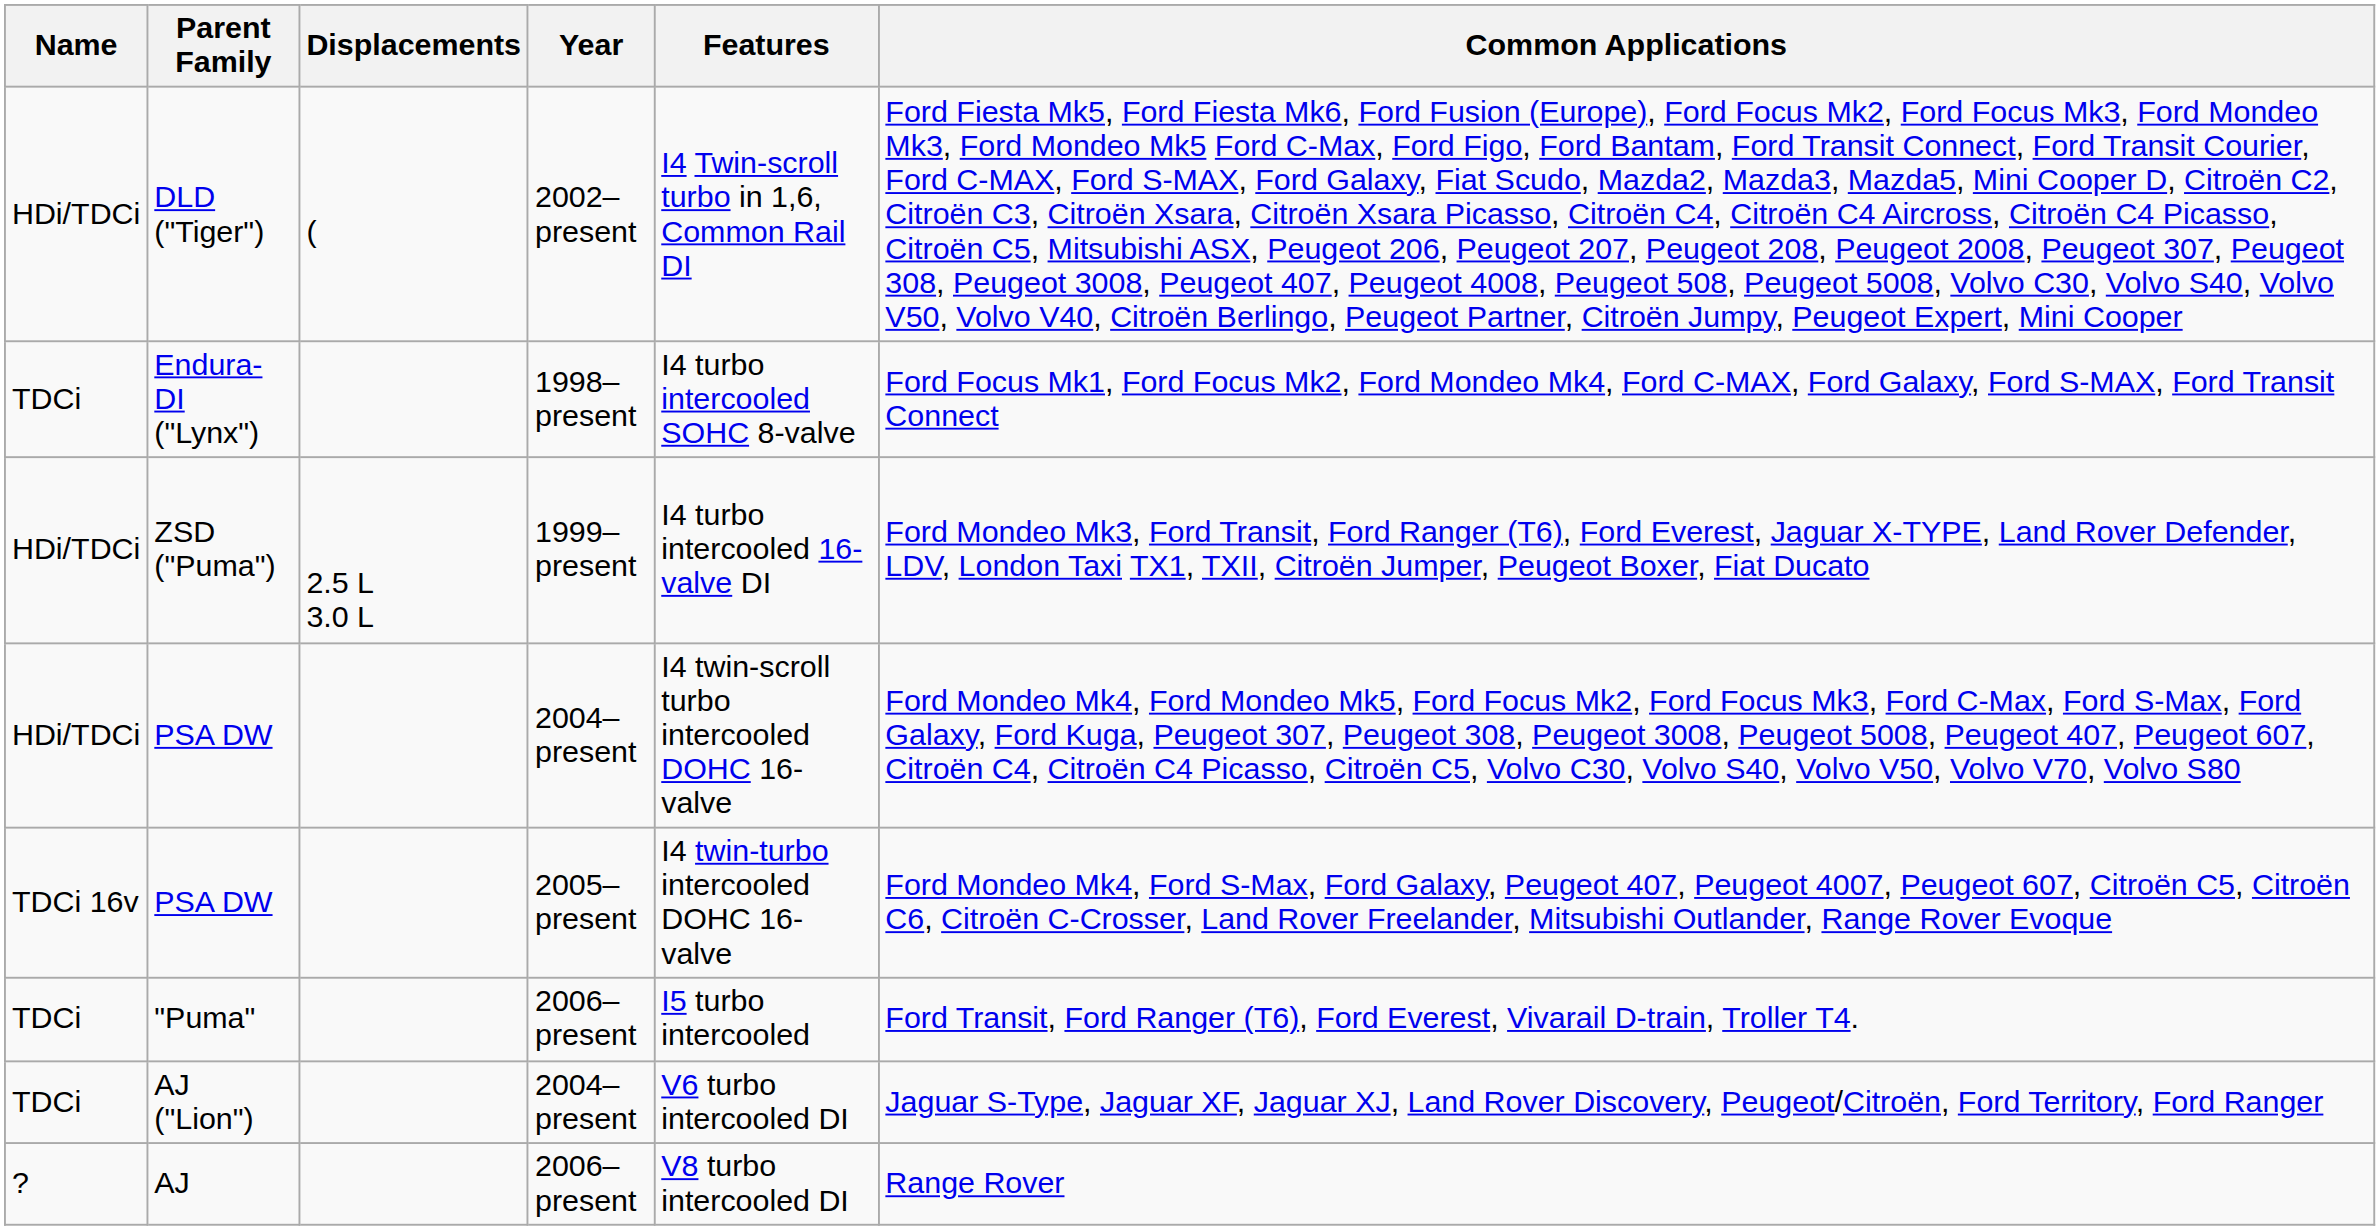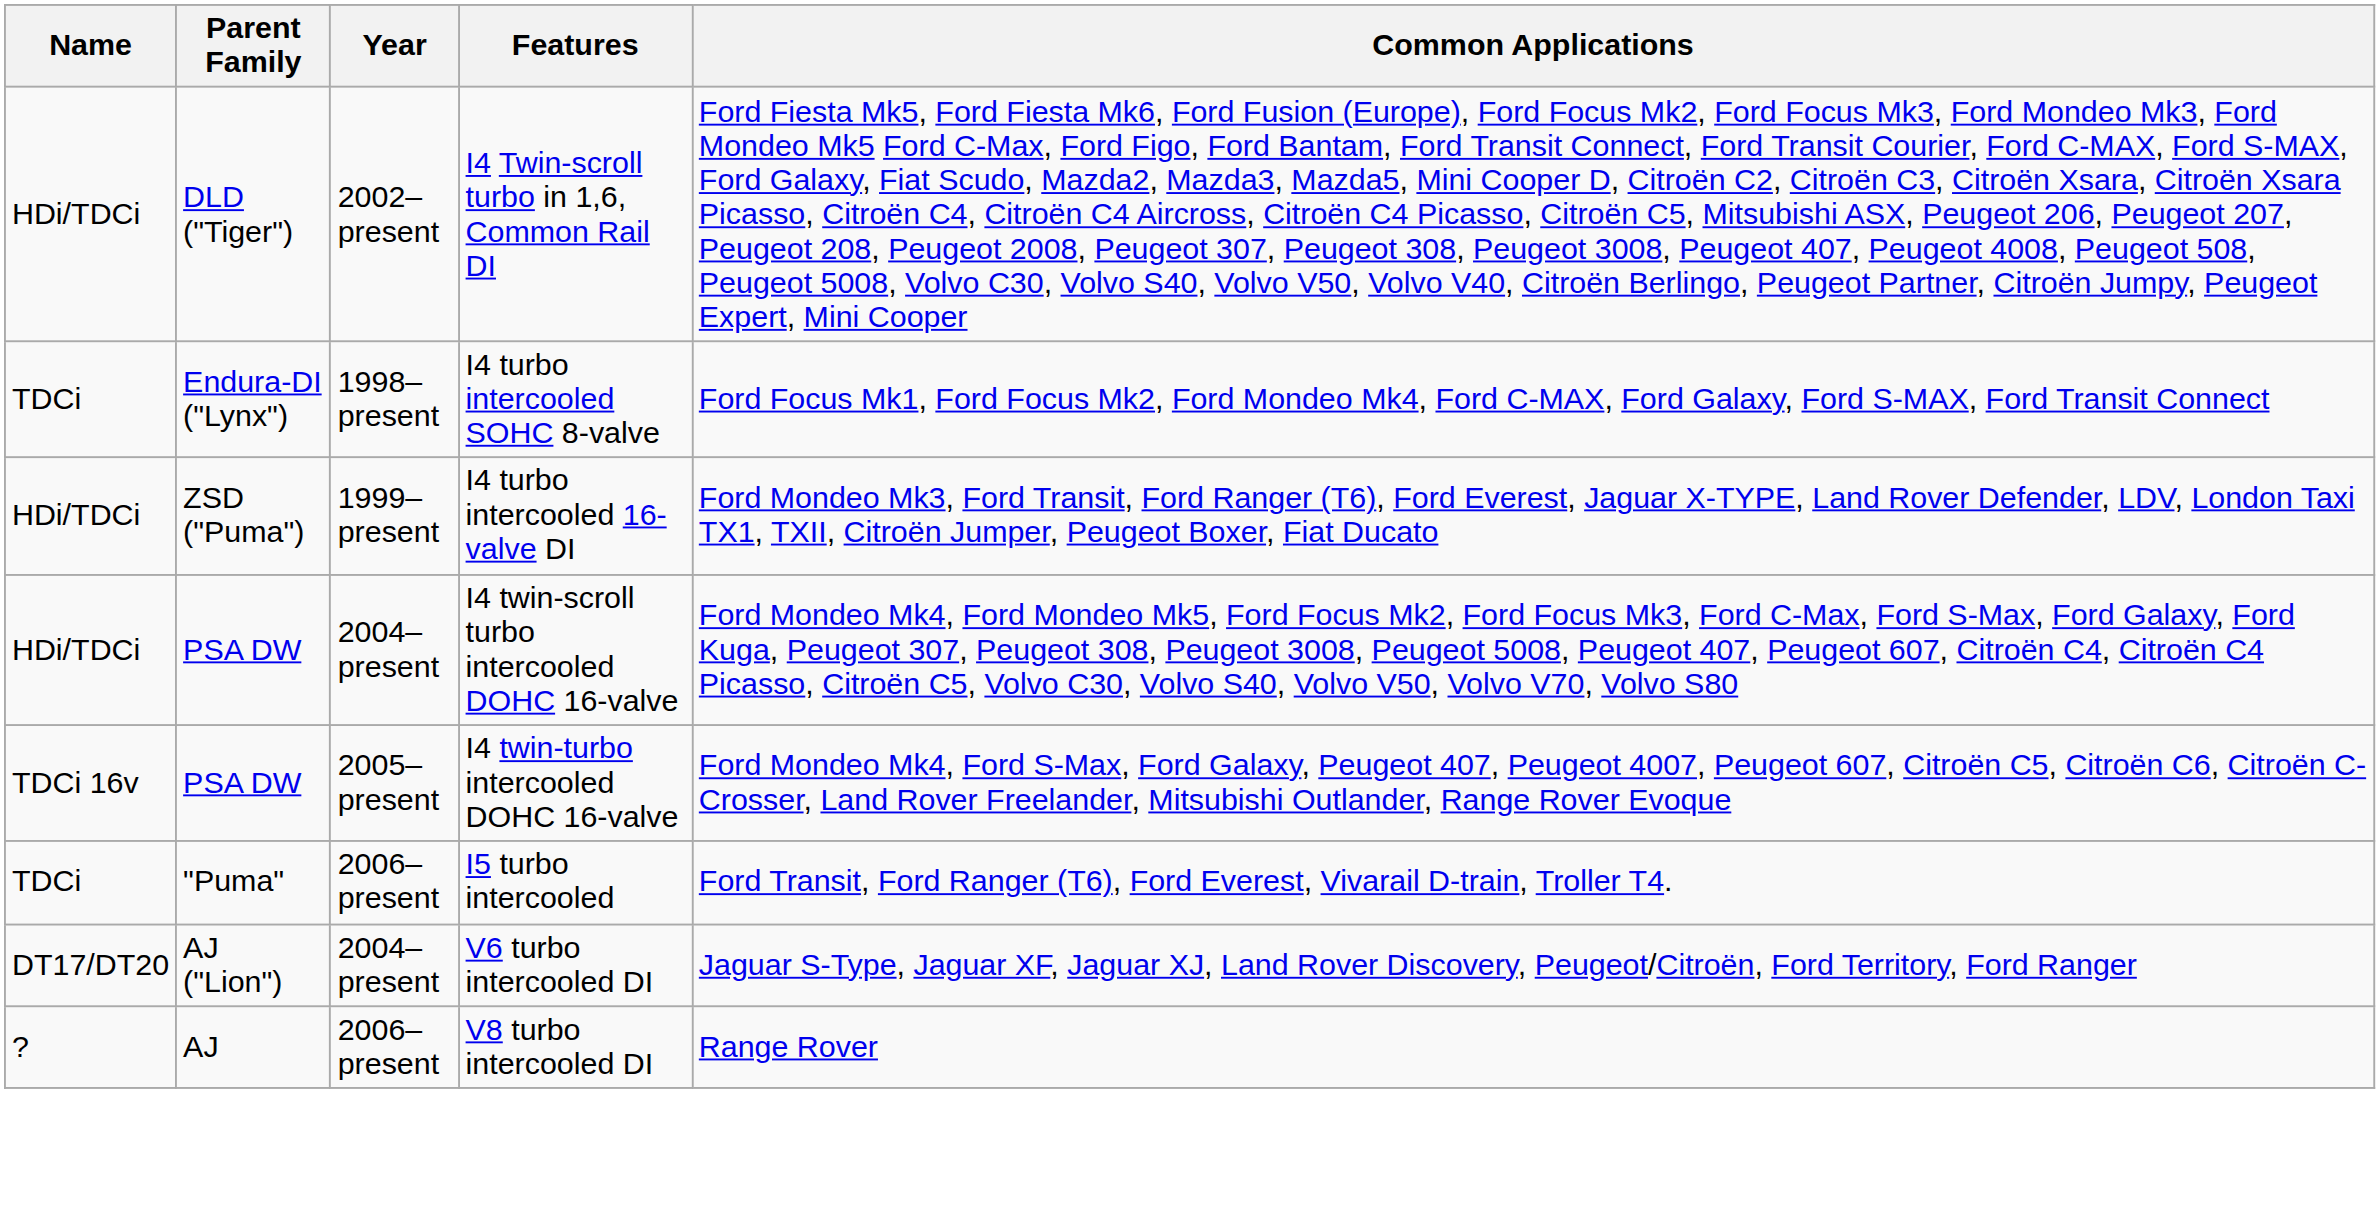- column: (414, 45)
(47, 1101) TDCi -> (91, 964) DT17/DT20
